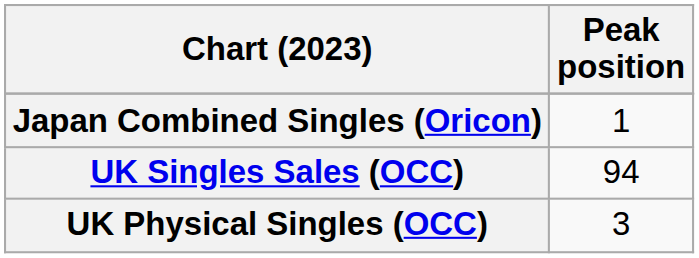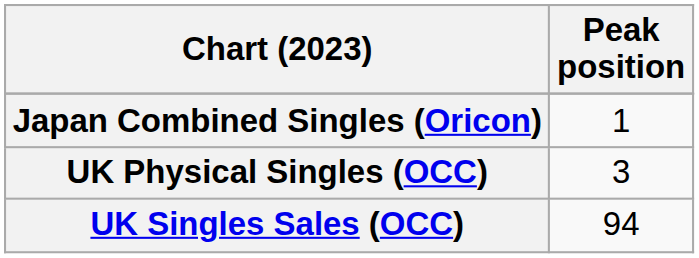rows swapped: (277, 224) <-> (277, 172)
